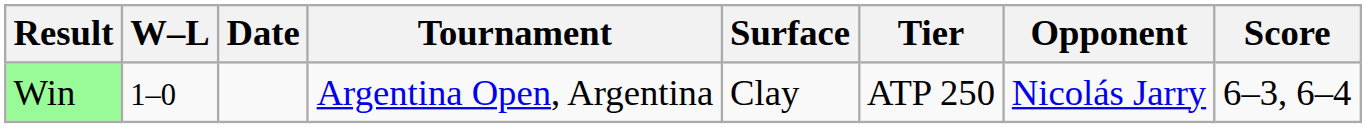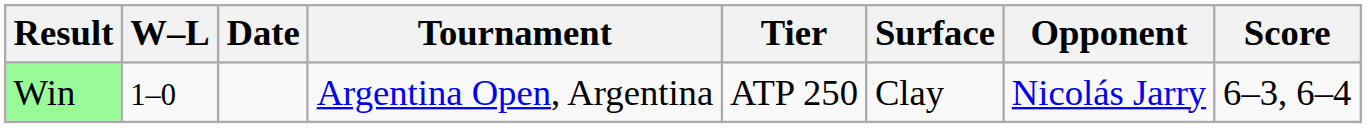columns swapped: (931, 33) <-> (790, 33)
